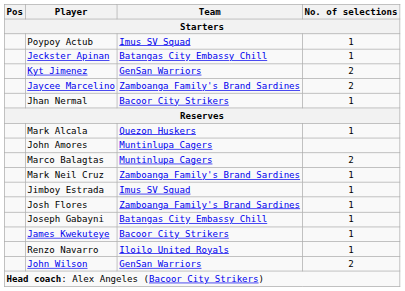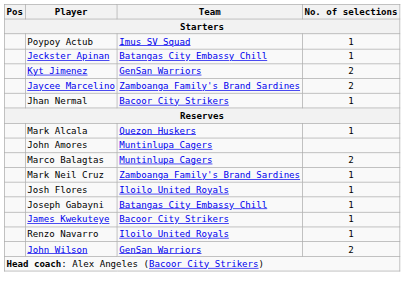- row: (66, 190)
(210, 205) Zamboanga Family's Brand Sardines -> (174, 190) Iloilo United Royals
